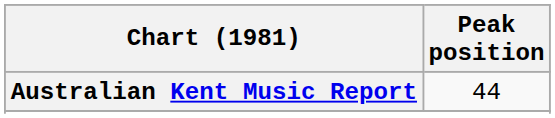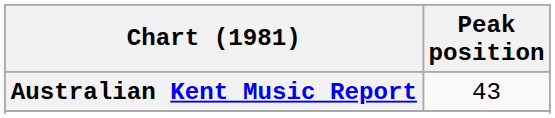(487, 92) 44 -> (487, 92) 43
